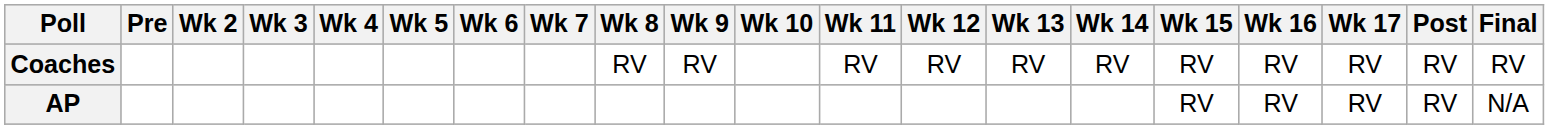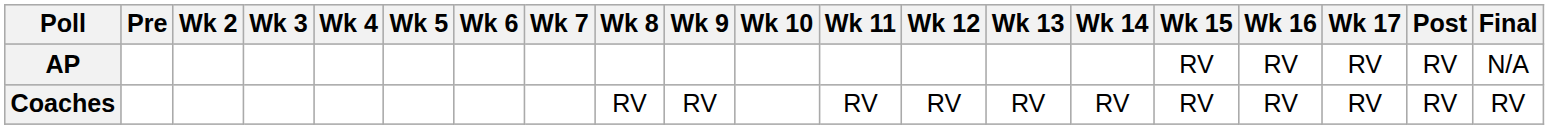rows swapped: (63, 104) <-> (63, 64)
